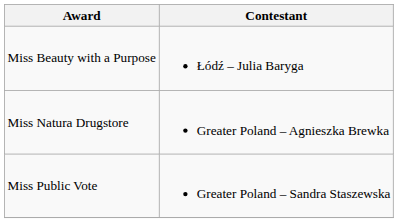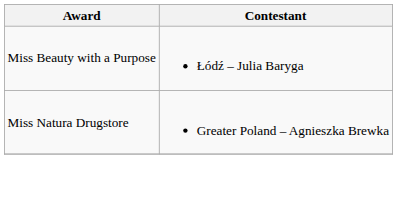- row: (52, 186)
